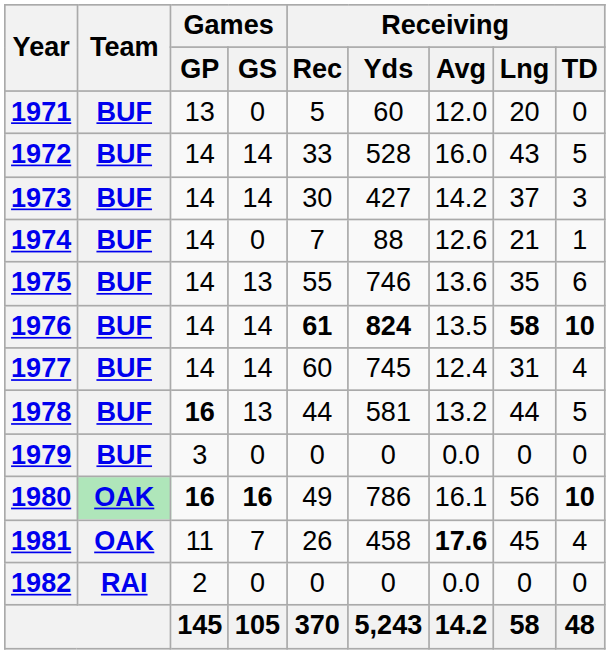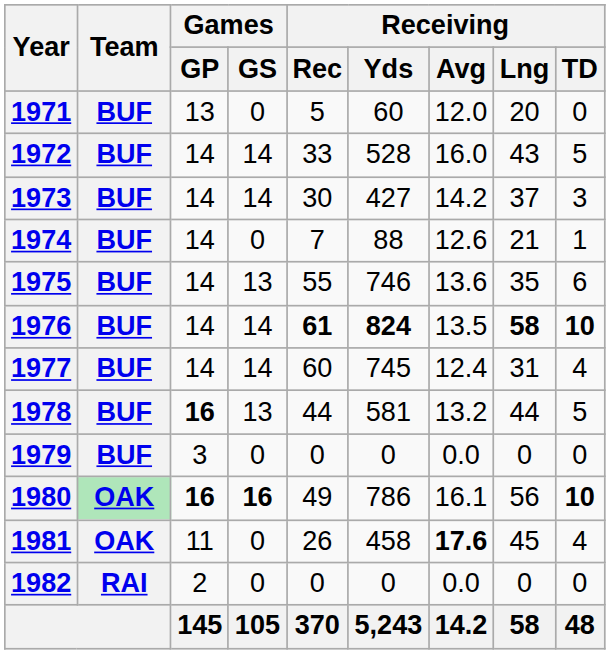(257, 540) 7 -> (257, 540) 0
